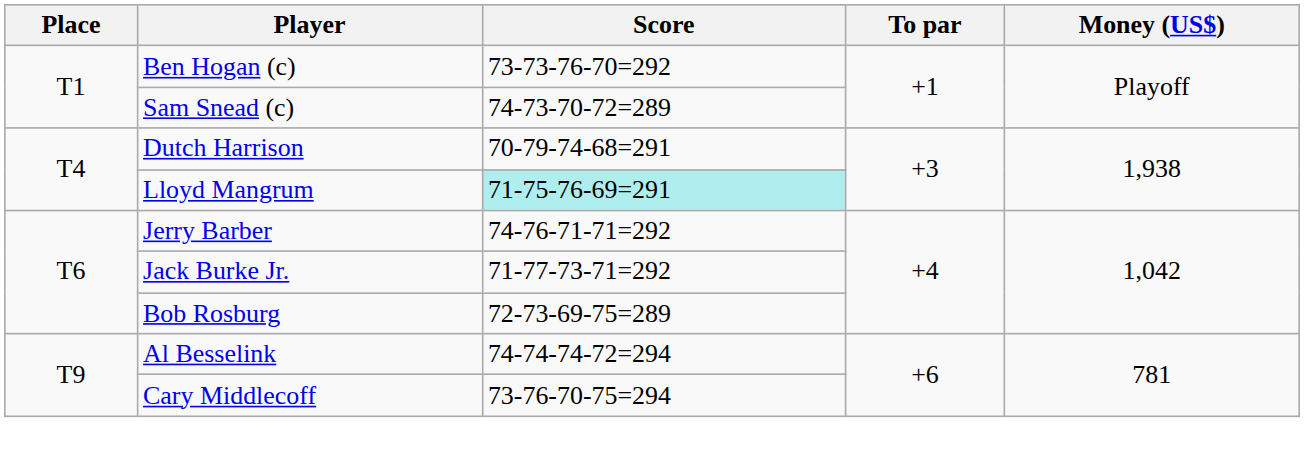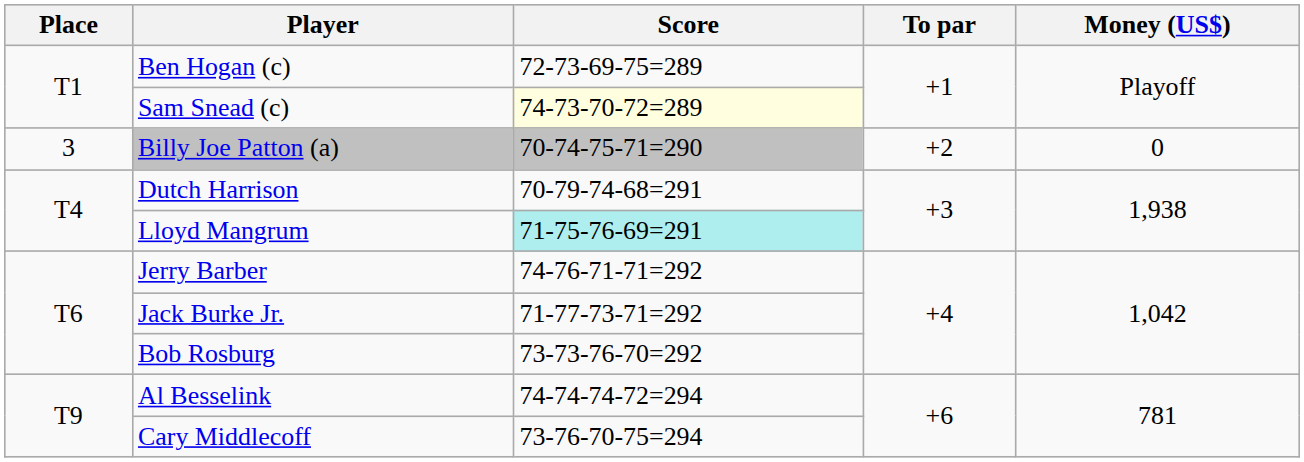(579, 66) 73-73-76-70=292 -> (611, 66) 72-73-69-75=289
(579, 107) no background -> (611, 107) lightyellow background
+ row: (238, 148)
(579, 312) 72-73-69-75=289 -> (611, 353) 73-73-76-70=292
